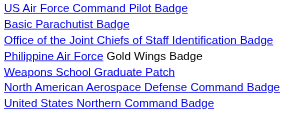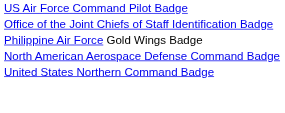- row: (67, 24)
- row: (89, 72)
